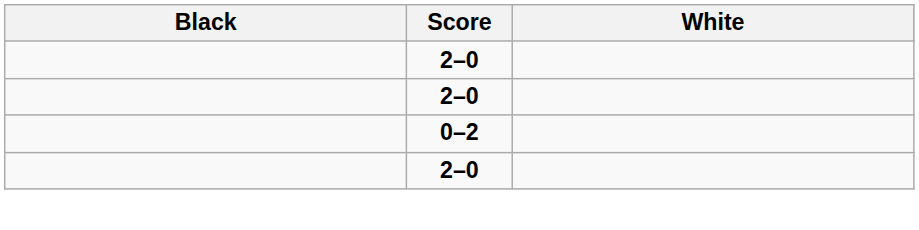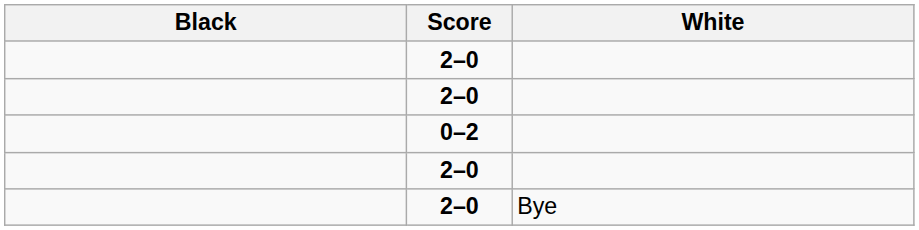+ row: (459, 206)
